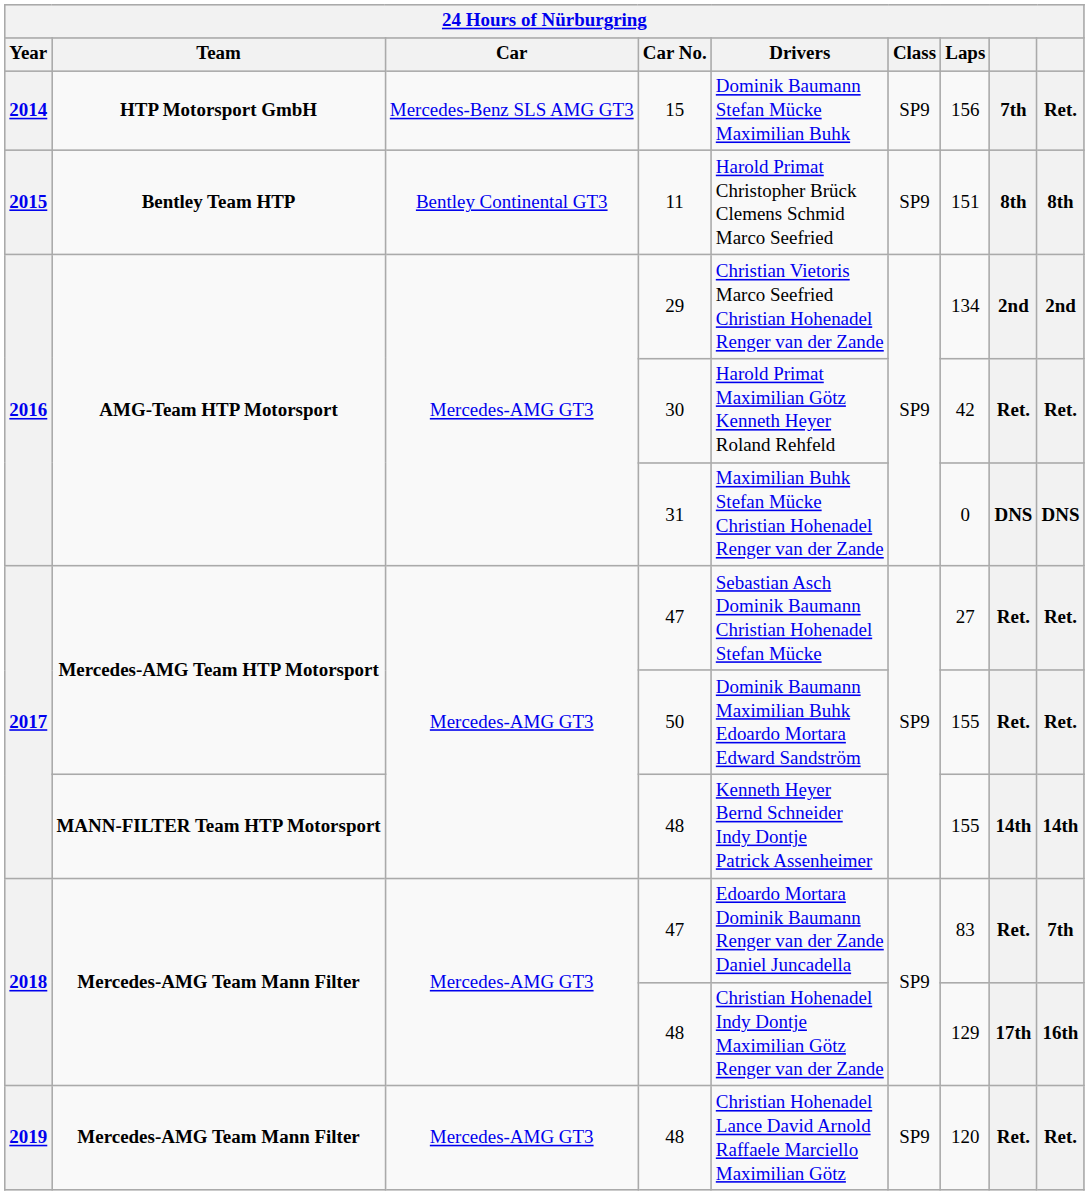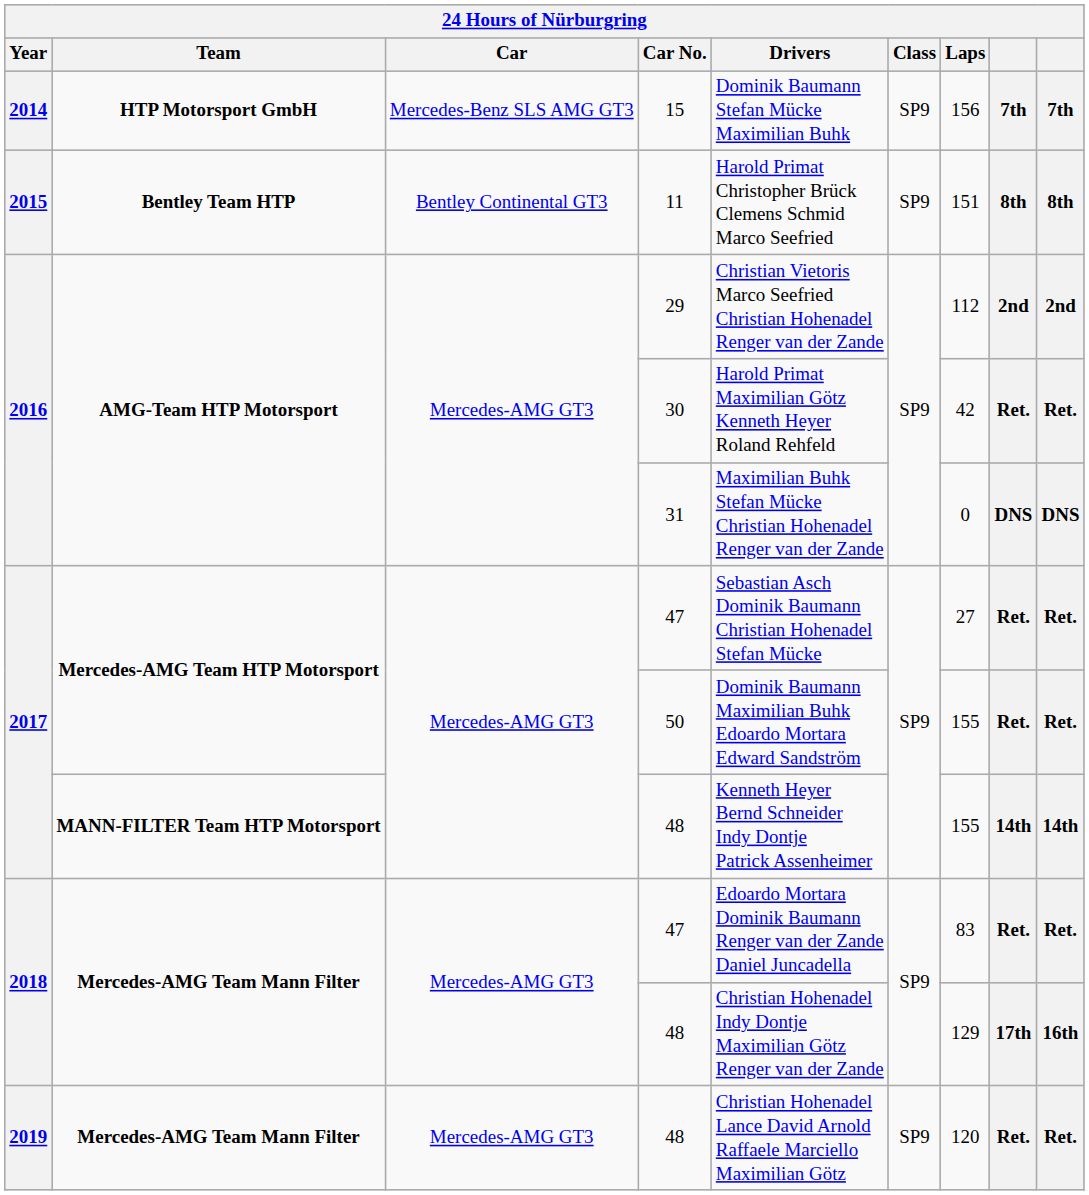(1060, 110) Ret. -> (1060, 110) 7th
(965, 306) 134 -> (965, 306) 112
(1060, 929) 7th -> (1060, 929) Ret.
